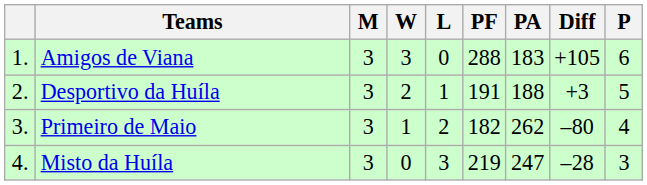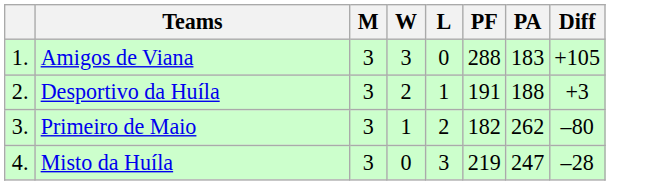- column: (624, 22)
